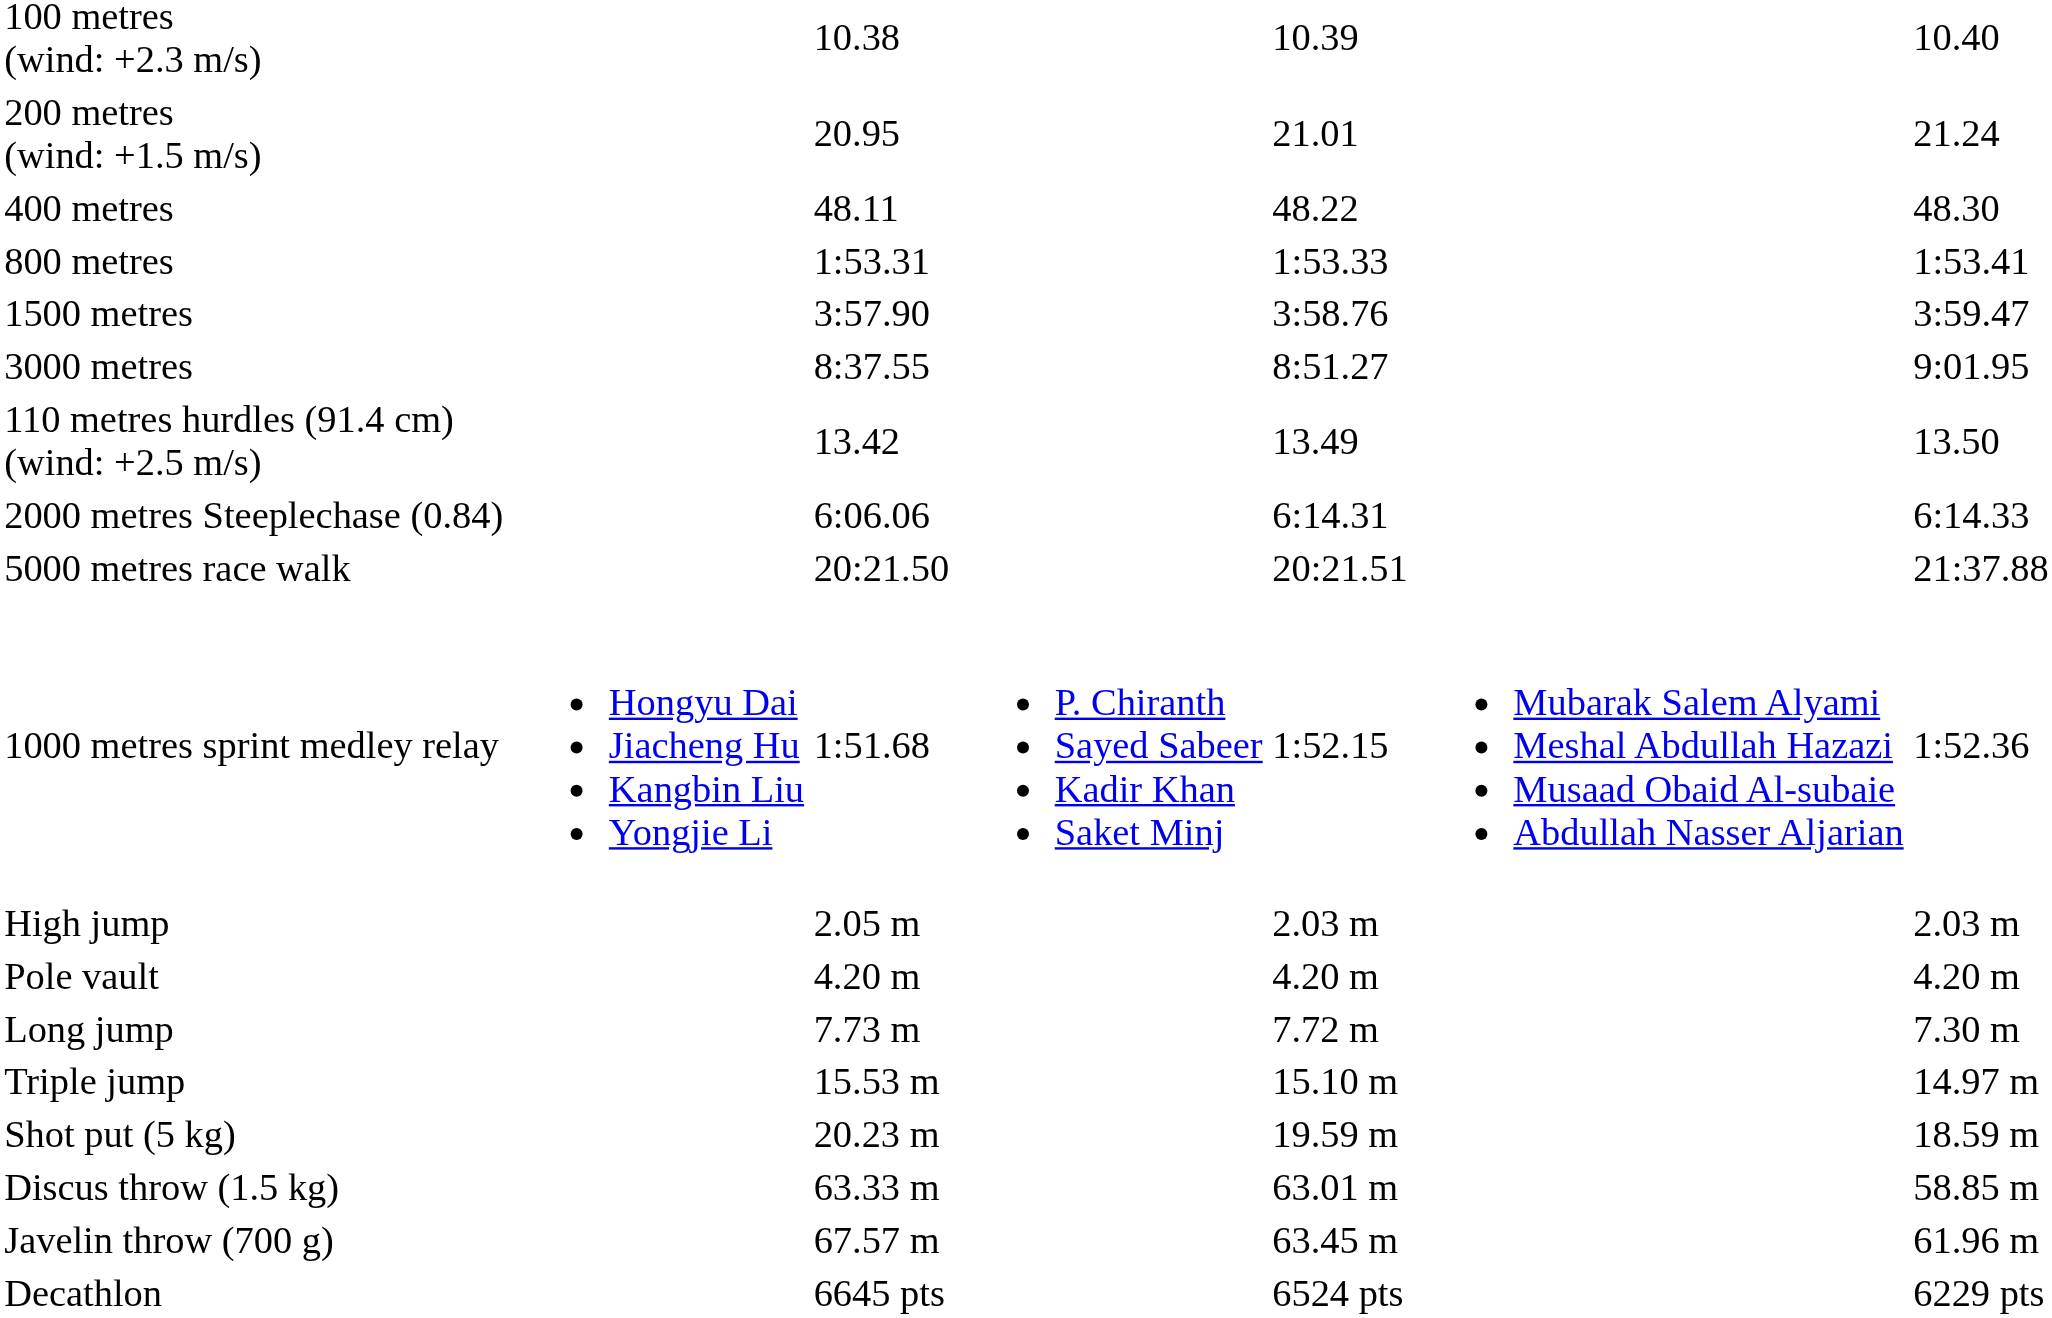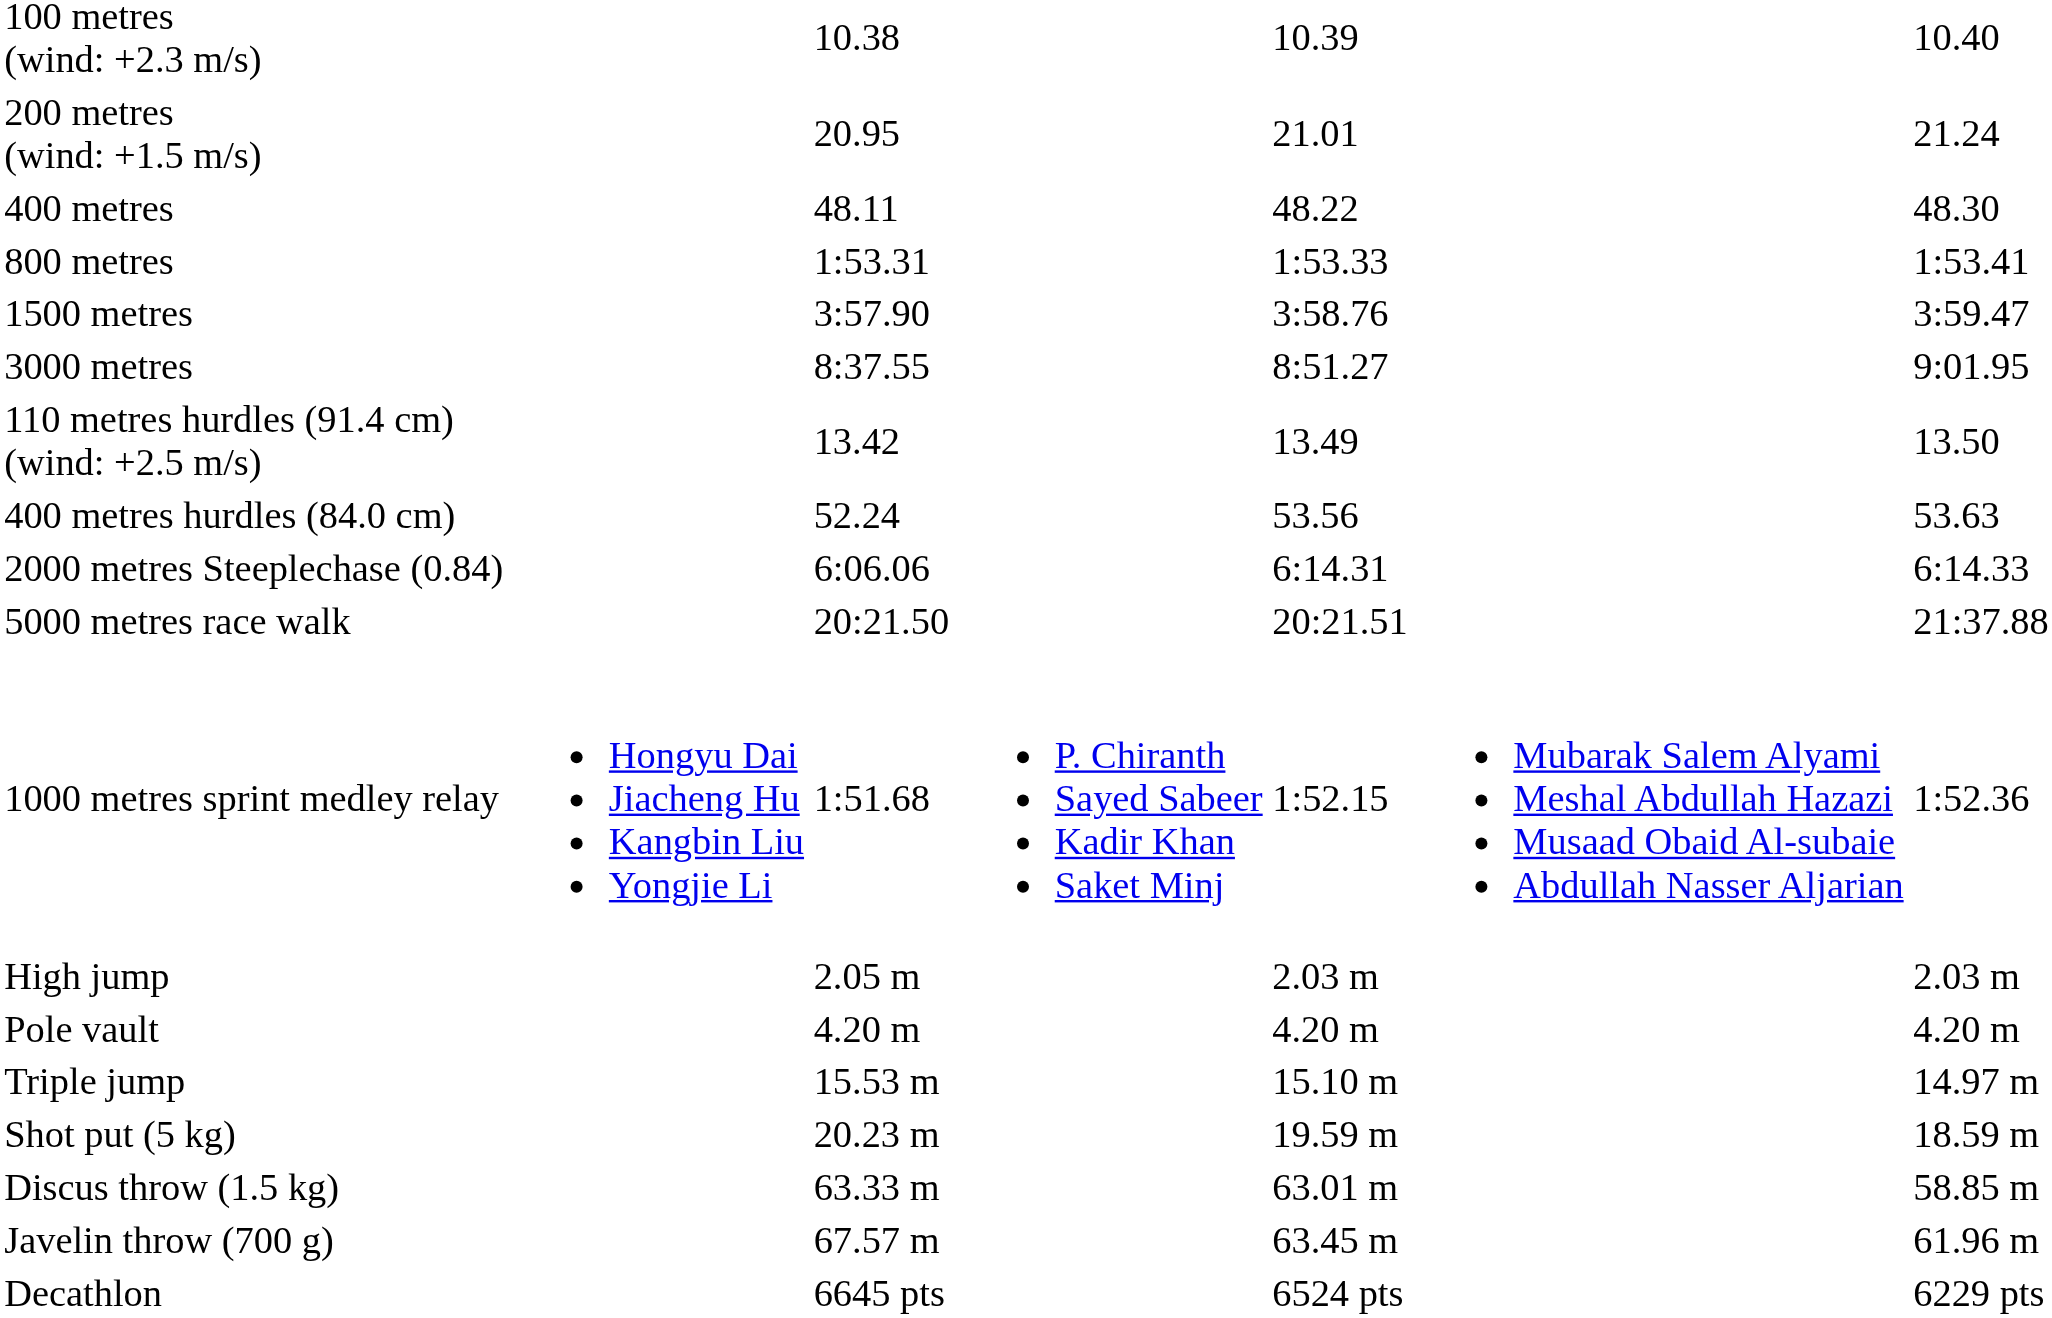+ row: (230, 515)
- row: (89, 1028)
